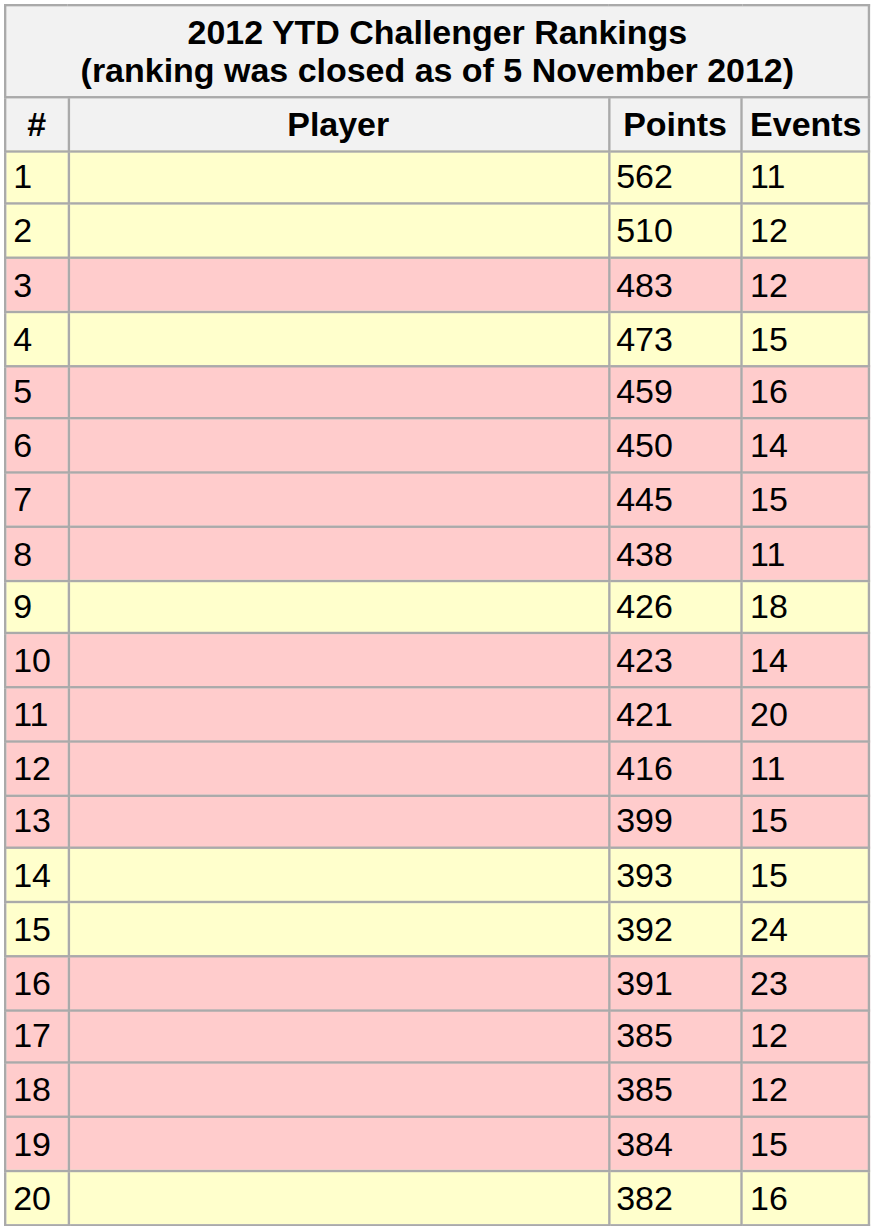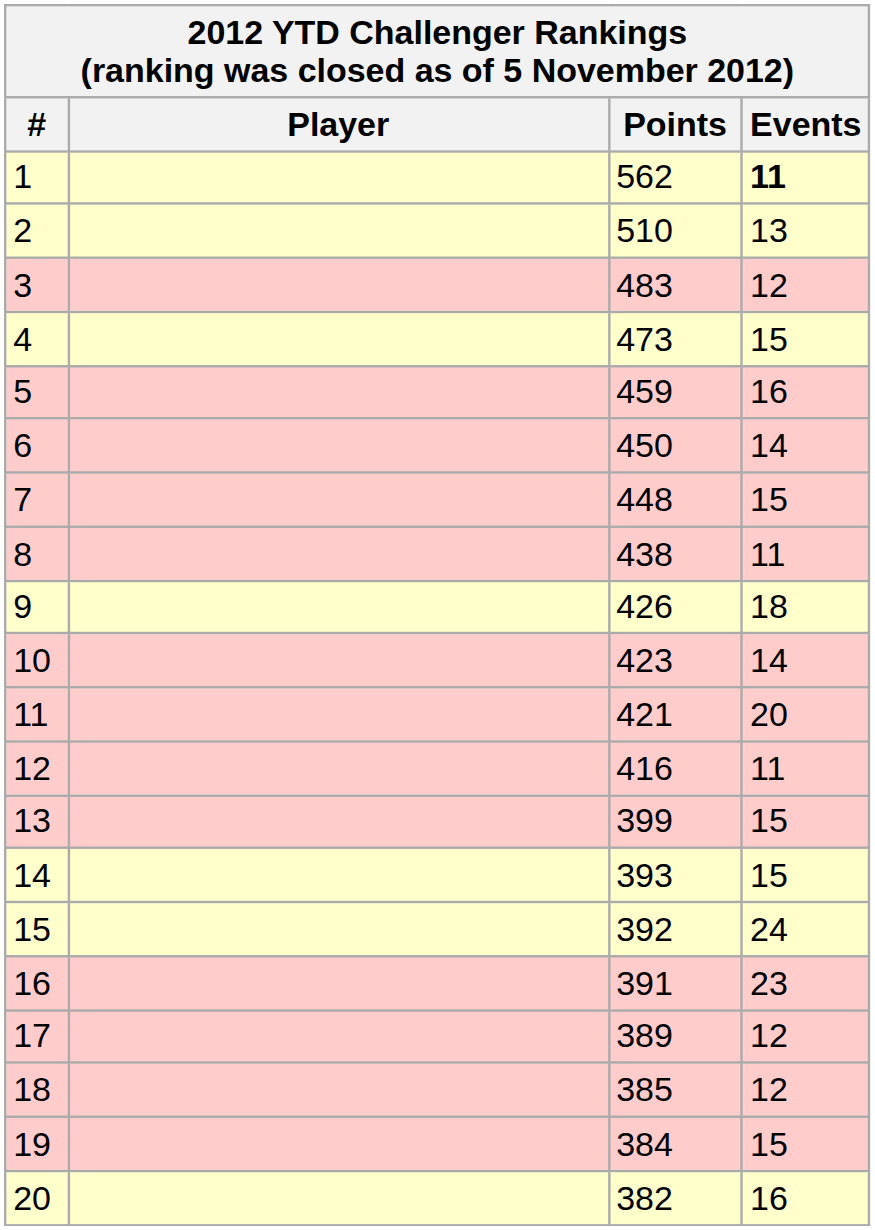(768, 178) normal -> (768, 178) bold
(769, 231) 12 -> (769, 231) 13
(644, 500) 445 -> (644, 500) 448
(644, 1037) 385 -> (644, 1037) 389
